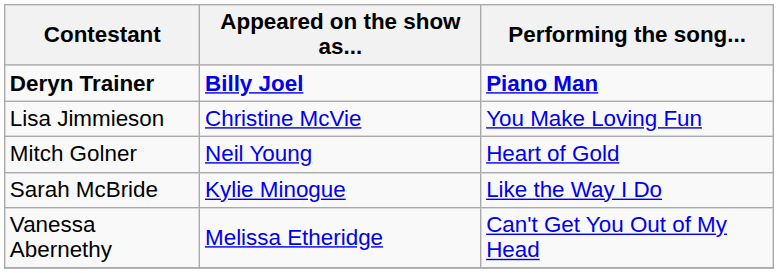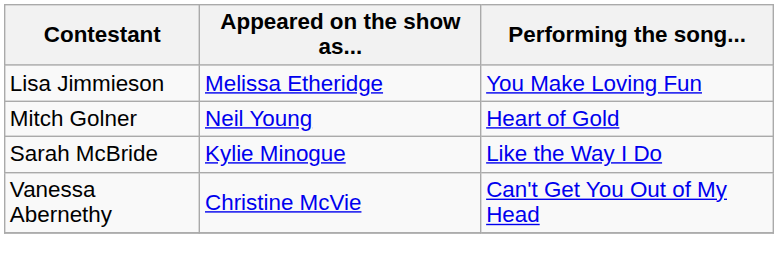- row: (82, 82)
(283, 118) Christine McVie -> (294, 82) Melissa Etheridge
(294, 237) Melissa Etheridge -> (283, 202) Christine McVie
